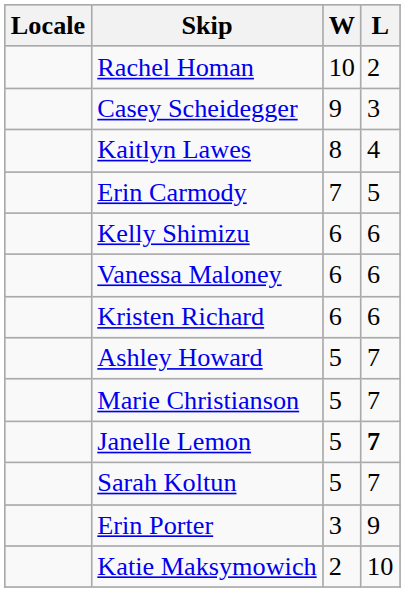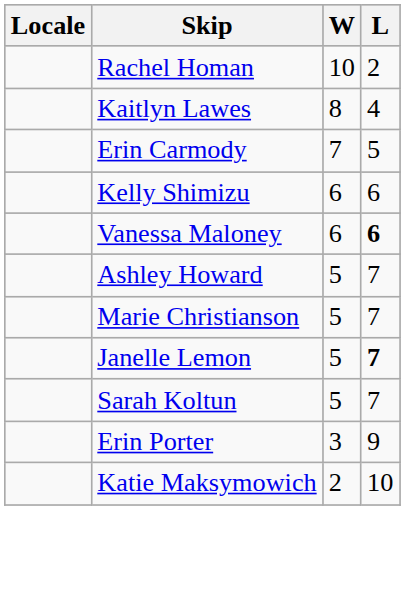- row: (197, 108)
(374, 274) normal -> (374, 233) bold
- row: (181, 316)
